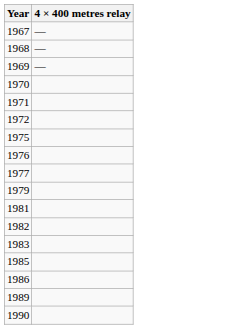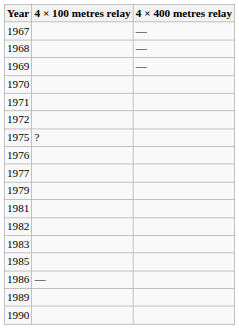+ column: (83, 13)
